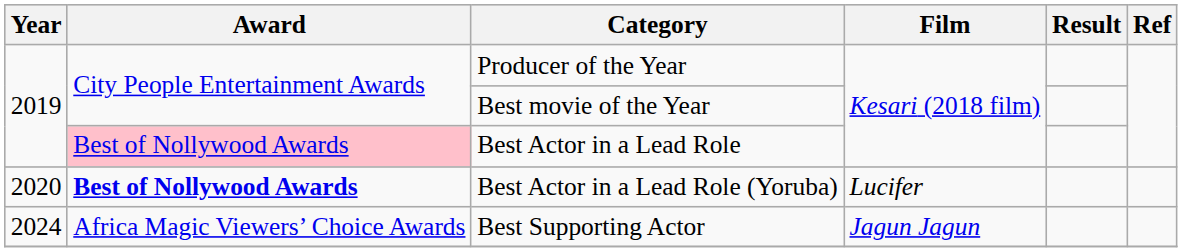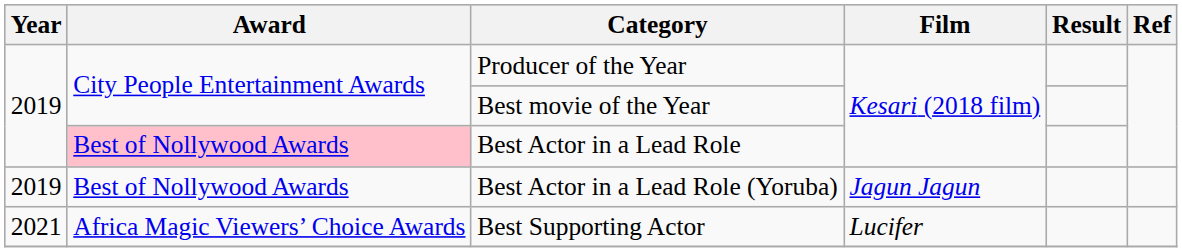(36, 186) 2020 -> (36, 186) 2019
(215, 186) bold -> (211, 186) normal
(886, 186) Lucifer -> (915, 186) Jagun Jagun
(36, 226) 2024 -> (36, 226) 2021
(915, 226) Jagun Jagun -> (886, 226) Lucifer
